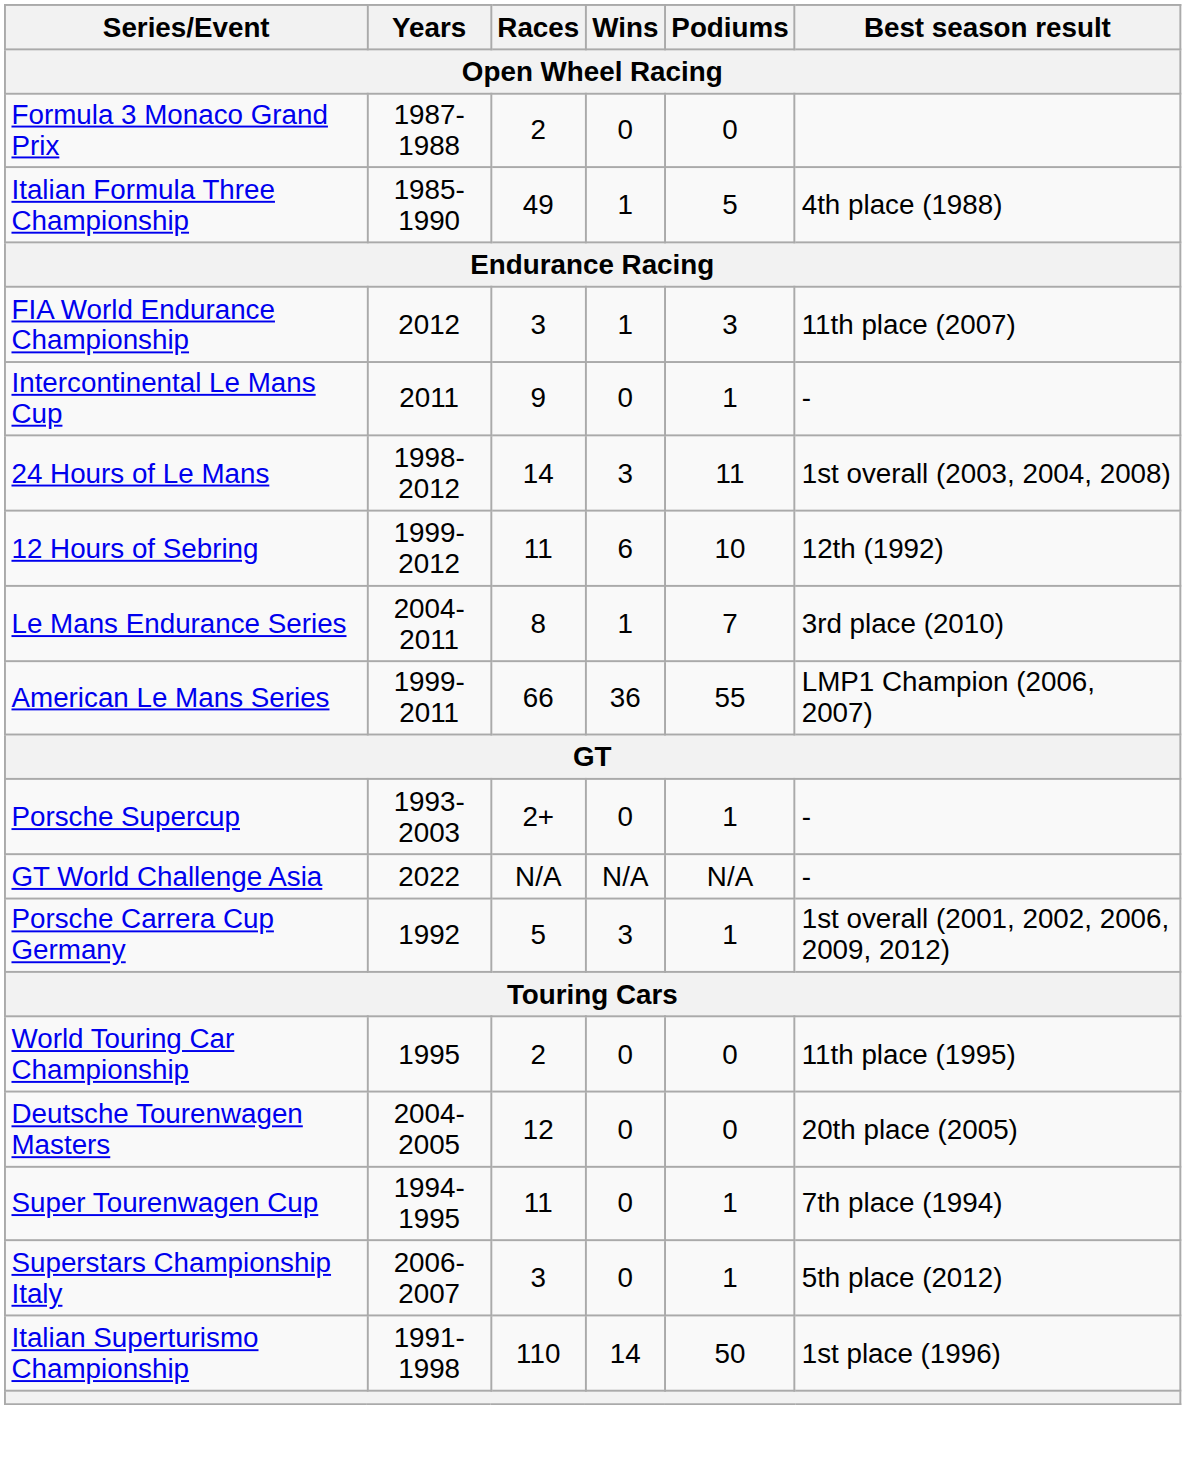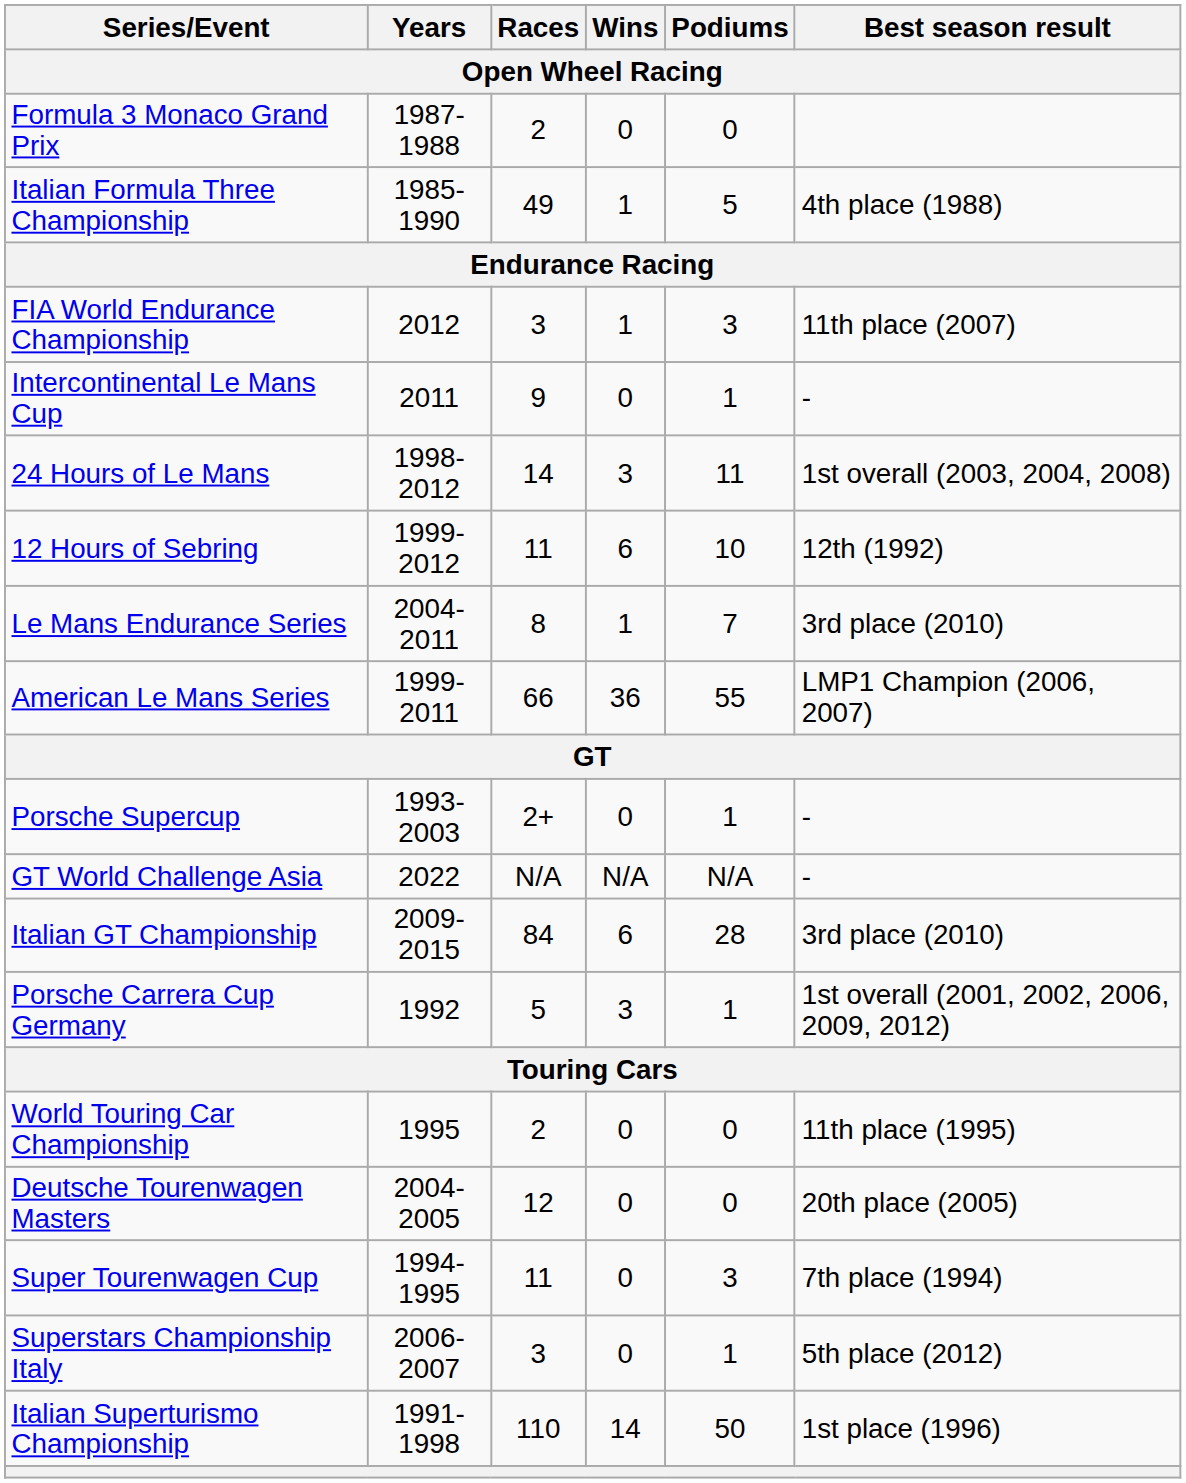+ row: (164, 935)
(730, 1204) 1 -> (730, 1278) 3
